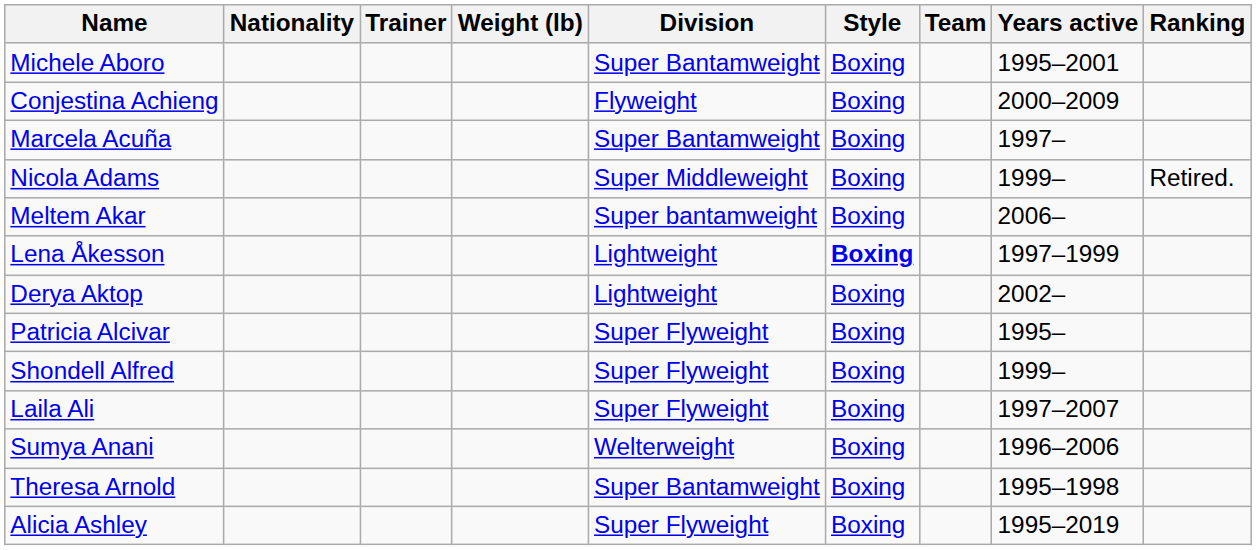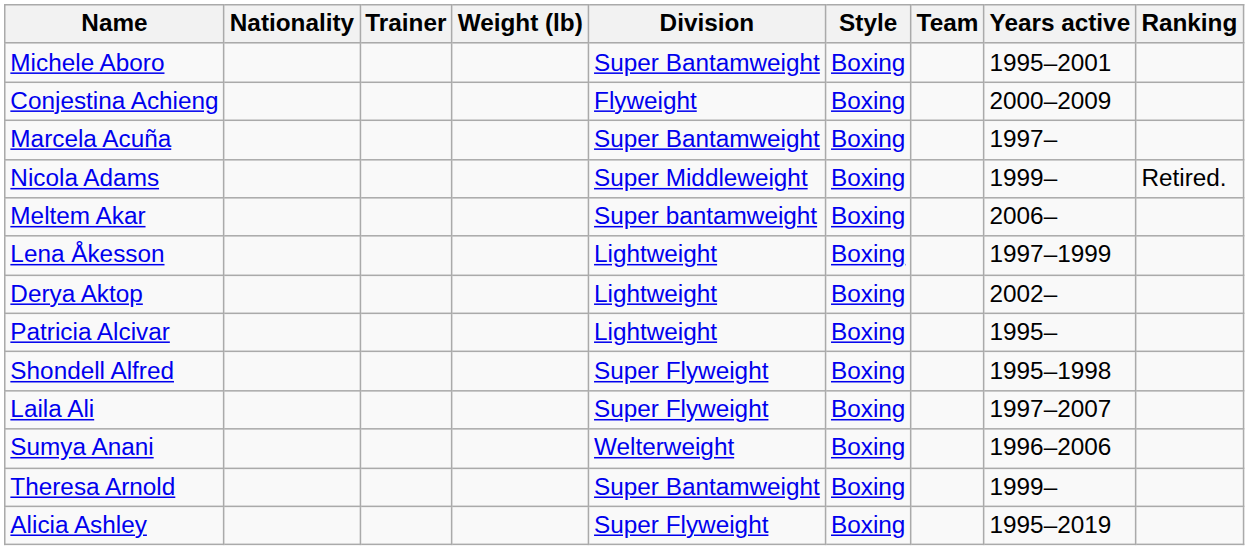(872, 255) bold -> (868, 255) normal
(681, 332) Super Flyweight -> (656, 332) Lightweight
(1031, 370) 1999– -> (1050, 370) 1995–1998
(1058, 486) 1995–1998 -> (1023, 486) 1999–
